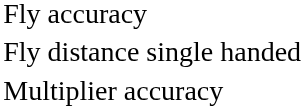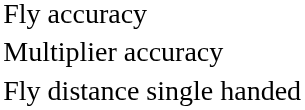rows swapped: (152, 52) <-> (113, 90)
